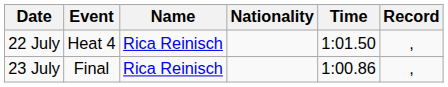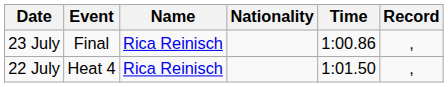rows swapped: (34, 43) <-> (34, 69)
